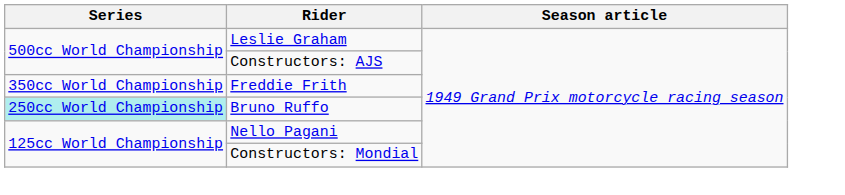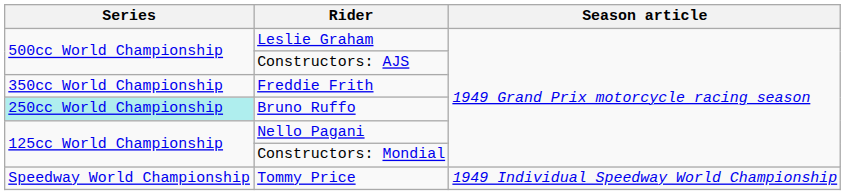+ row: (306, 178)
